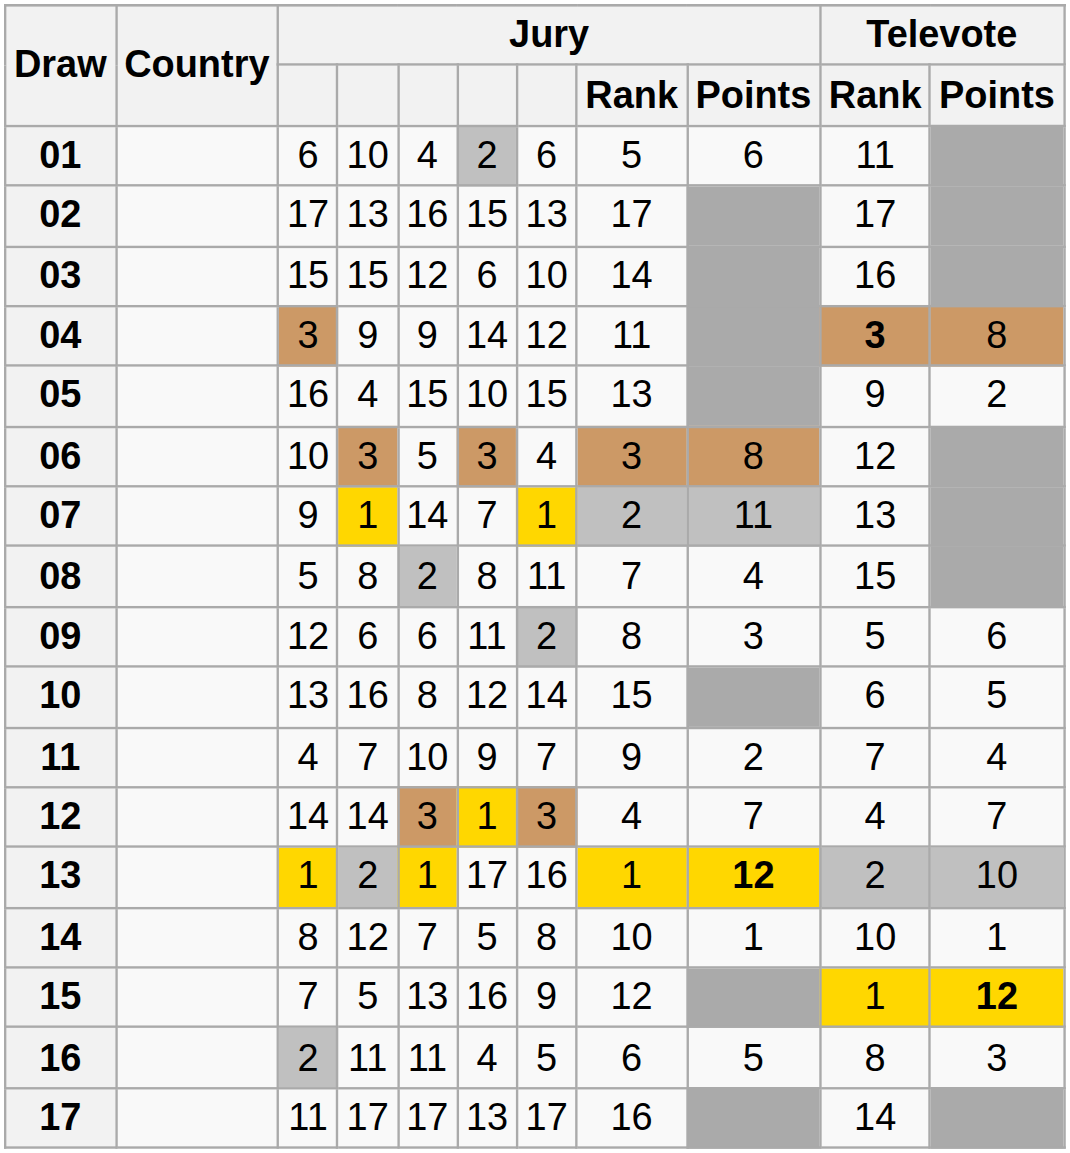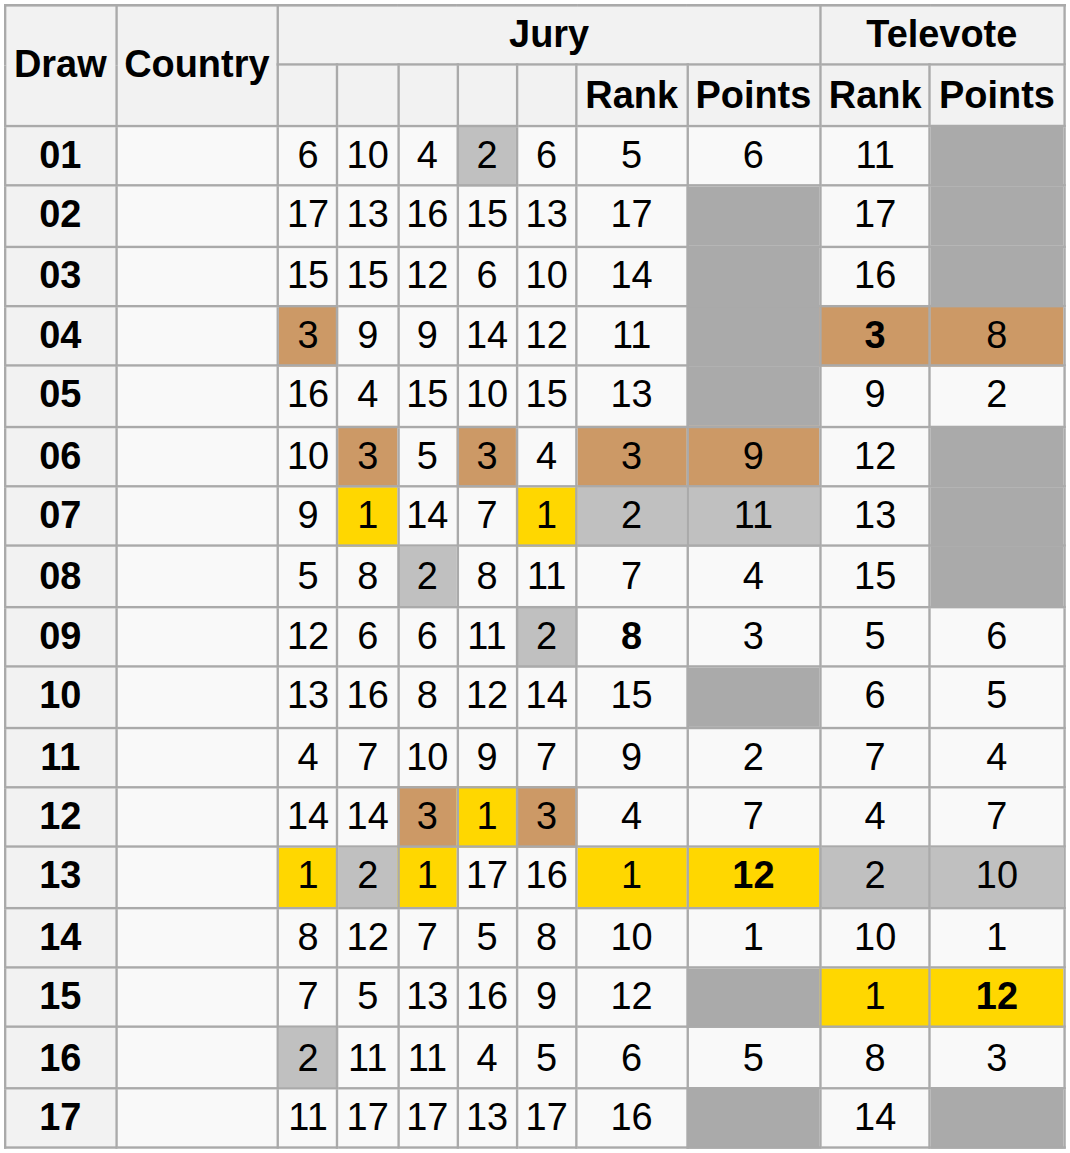(753, 455) 8 -> (753, 455) 9
(632, 635) normal -> (632, 635) bold
